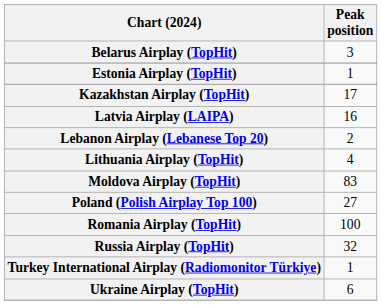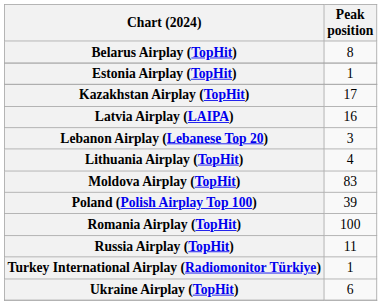(350, 52) 3 -> (350, 52) 8
(350, 138) 2 -> (350, 138) 3
(350, 203) 27 -> (350, 203) 39
(350, 246) 32 -> (350, 246) 11
